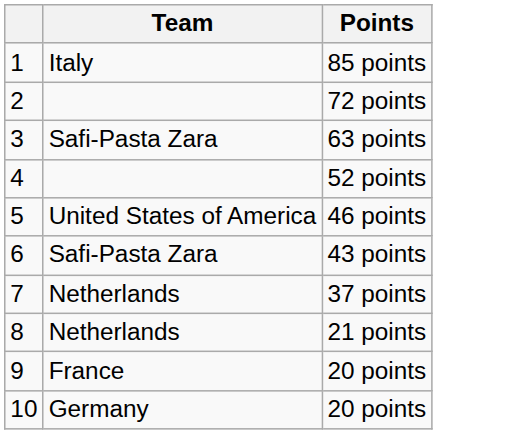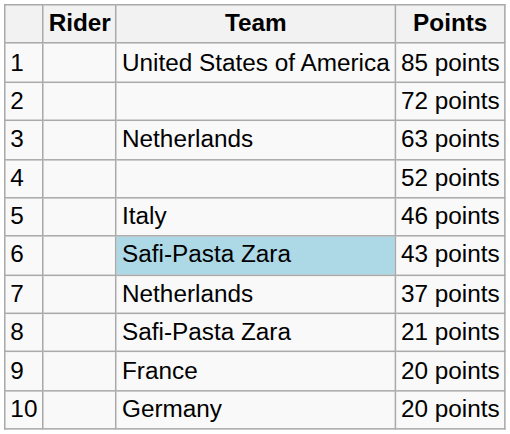+ column: (80, 23)
(71, 62) Italy -> (256, 62) United States of America
(133, 139) Safi-Pasta Zara -> (188, 139) Netherlands
(182, 216) United States of America -> (144, 216) Italy
(133, 255) no background -> (206, 255) lightblue background
(114, 332) Netherlands -> (206, 332) Safi-Pasta Zara
